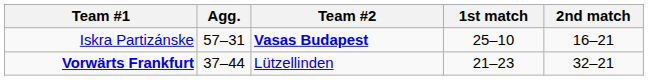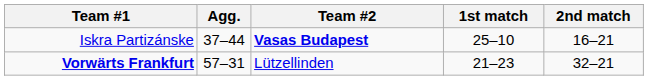(224, 39) 57–31 -> (224, 39) 37–44
(224, 63) 37–44 -> (224, 63) 57–31
